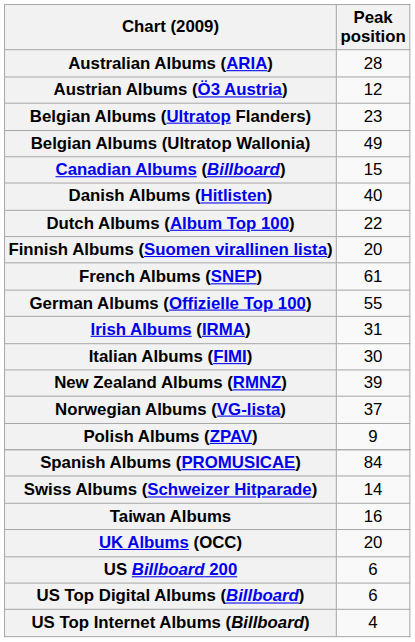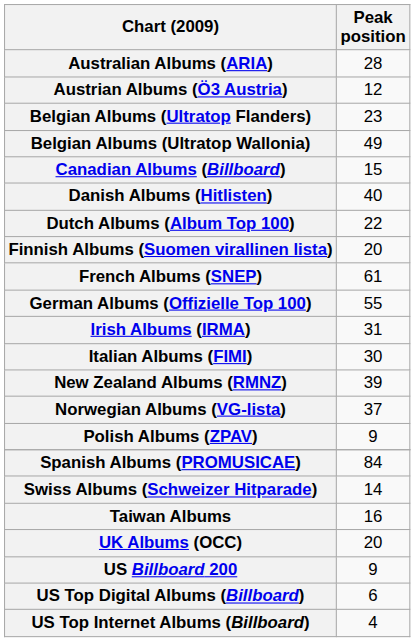(373, 569) 6 -> (373, 569) 9
